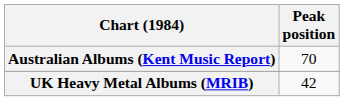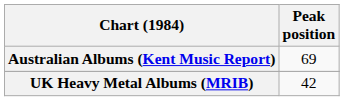(309, 58) 70 -> (309, 58) 69
